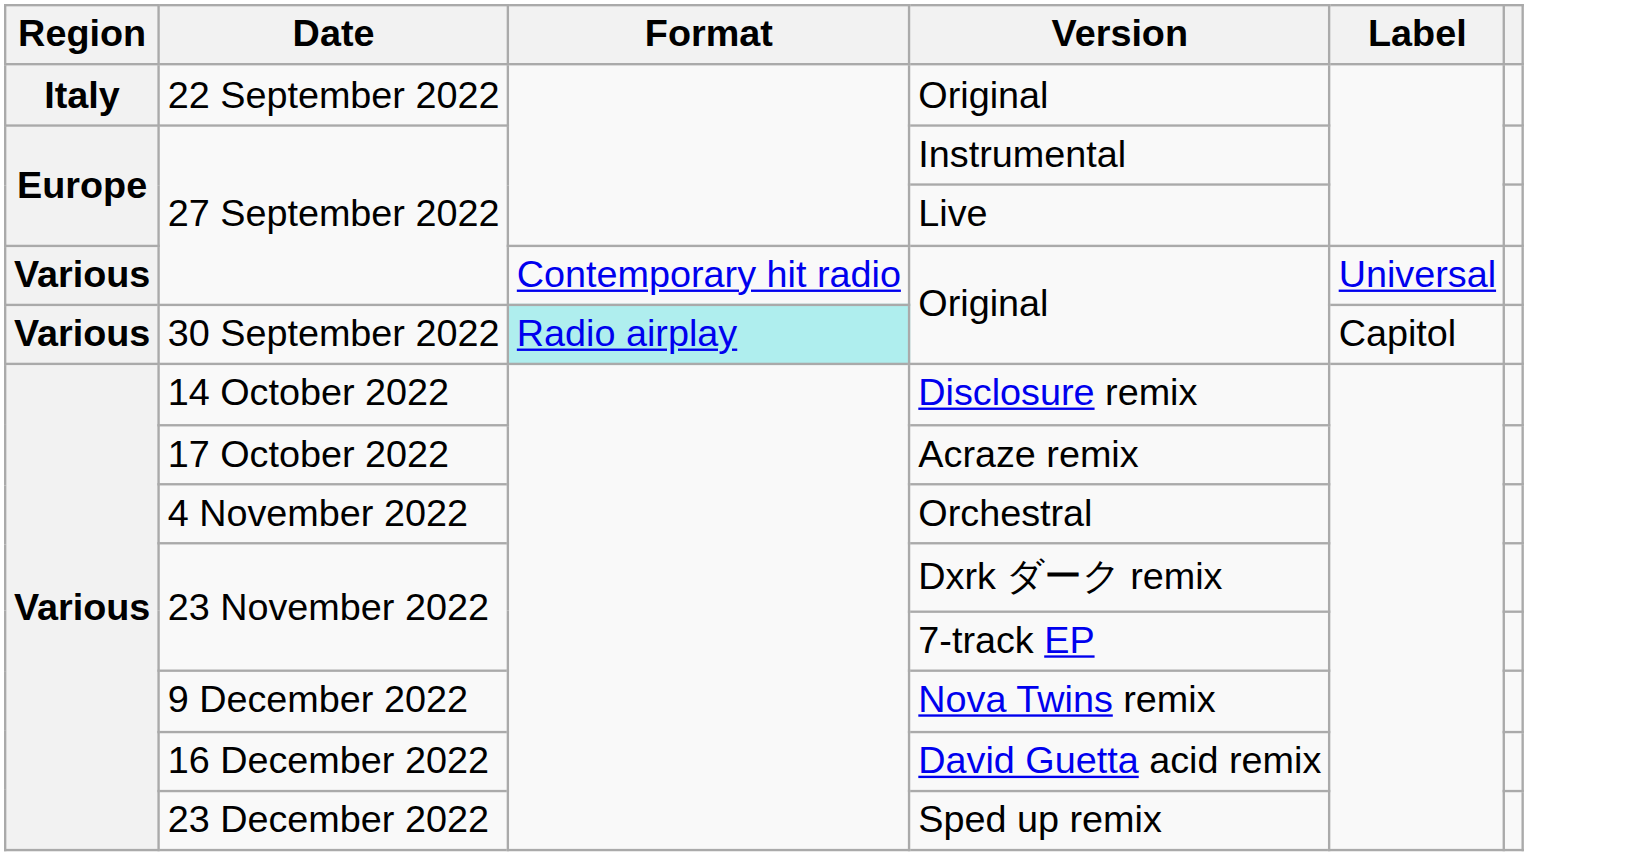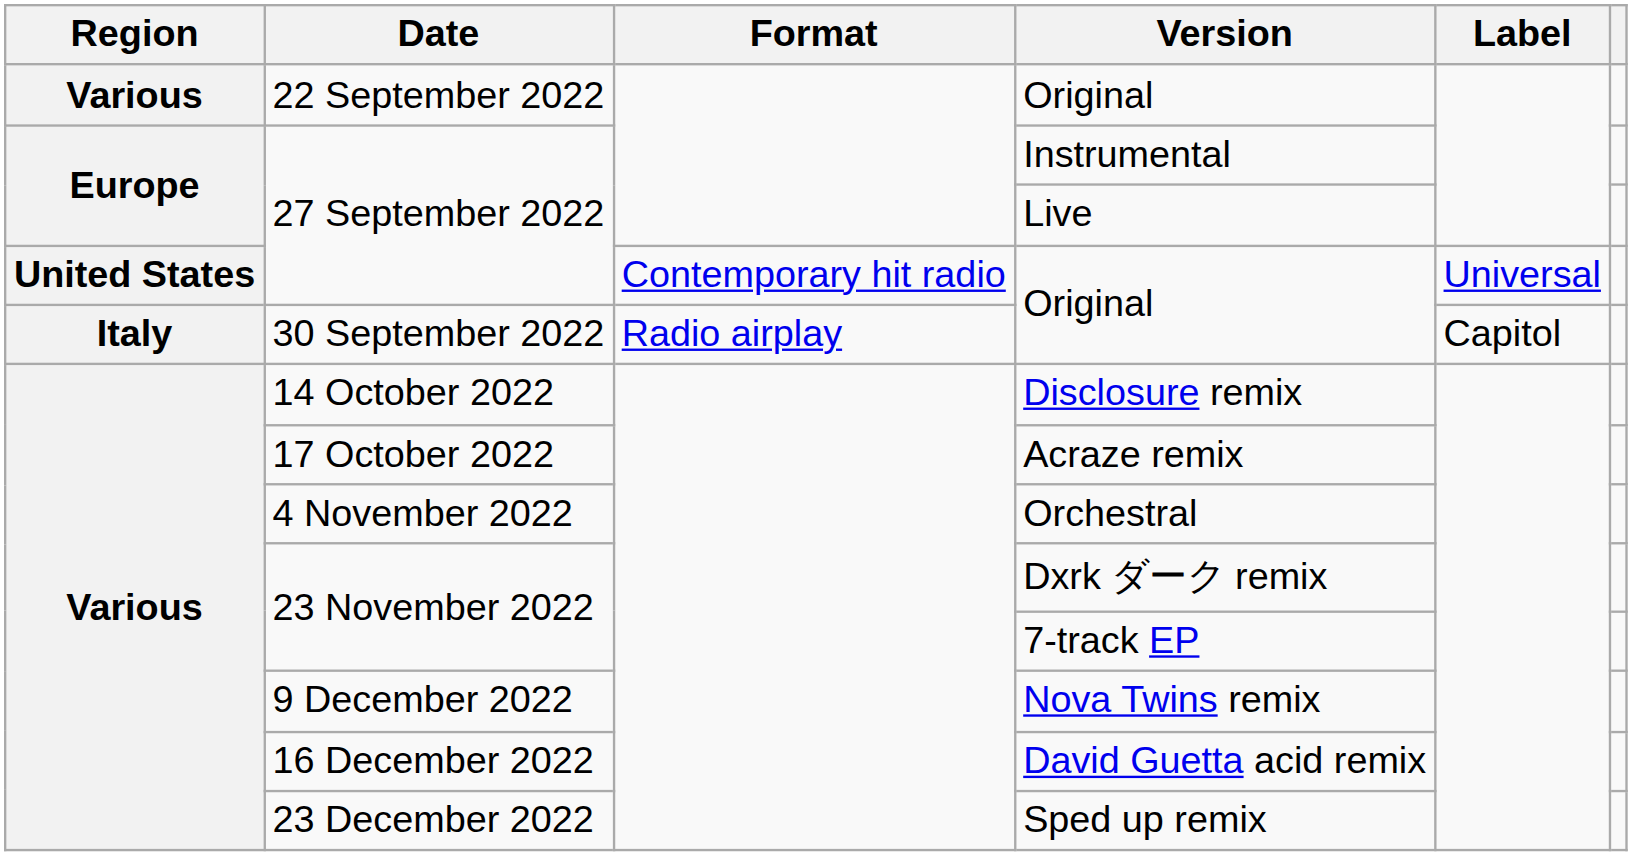(82, 94) Italy -> (135, 94) Various
(82, 273) Various -> (135, 273) United States
(82, 333) Various -> (135, 333) Italy
(627, 333) paleturquoise background -> (732, 333) no background
